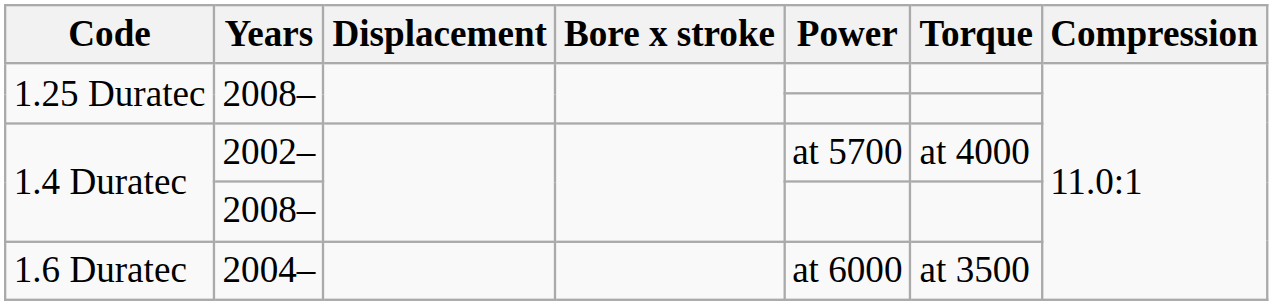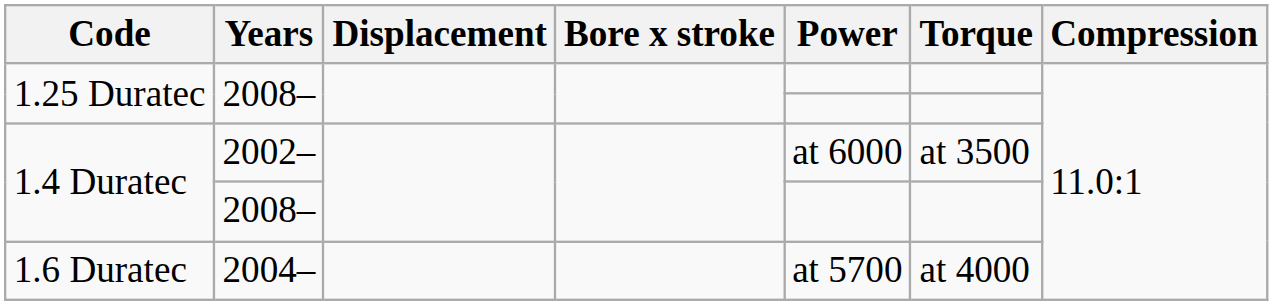(847, 151) at 5700 -> (847, 151) at 6000
(975, 151) at 4000 -> (975, 151) at 3500
(847, 269) at 6000 -> (847, 269) at 5700
(975, 269) at 3500 -> (975, 269) at 4000
